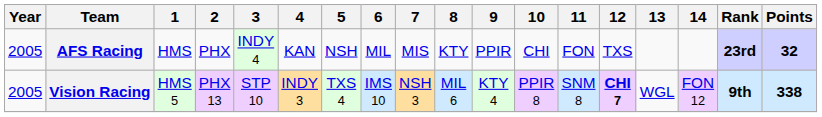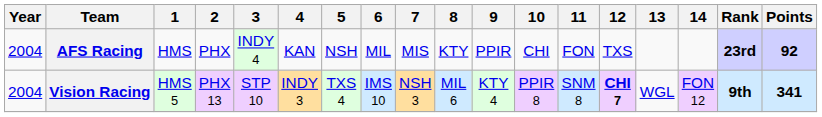(25, 50) 2005 -> (25, 50) 2004
(789, 50) 32 -> (789, 50) 92
(25, 91) 2005 -> (25, 91) 2004
(789, 91) 338 -> (789, 91) 341
